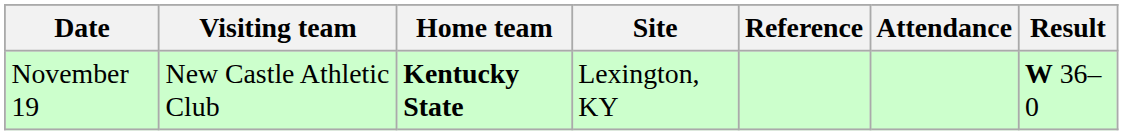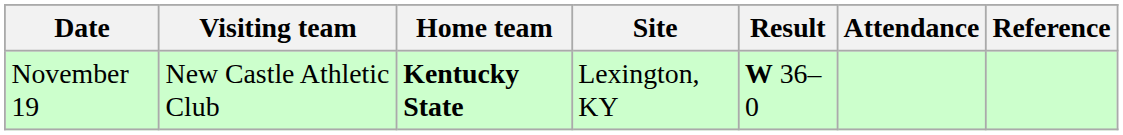columns swapped: (1068, 27) <-> (804, 27)
